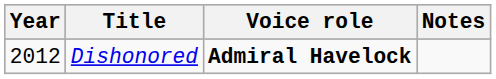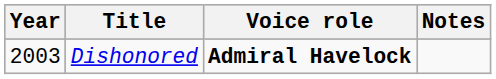(35, 57) 2012 -> (35, 57) 2003
